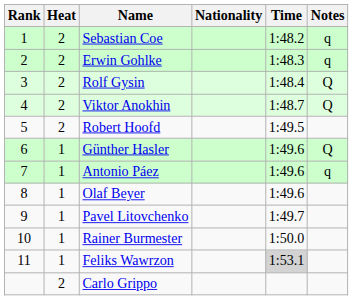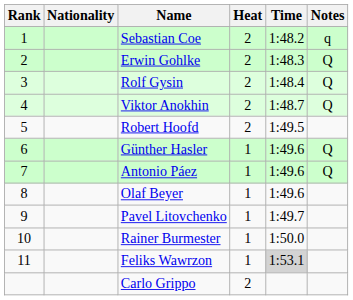columns swapped: (62, 15) <-> (229, 15)
(328, 60) q -> (328, 60) Q
(328, 171) q -> (328, 171) Q
